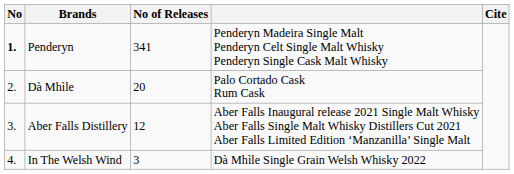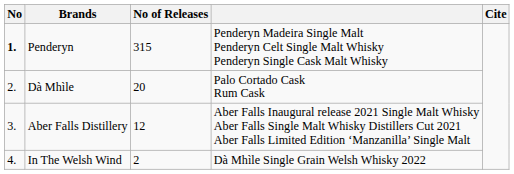(142, 47) 341 -> (142, 47) 315
(136, 159) 3 -> (136, 159) 2
